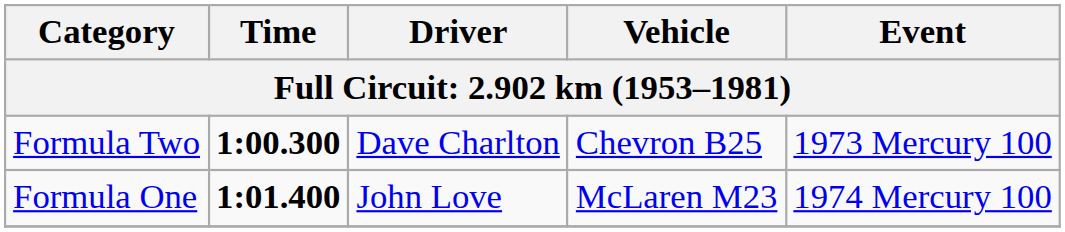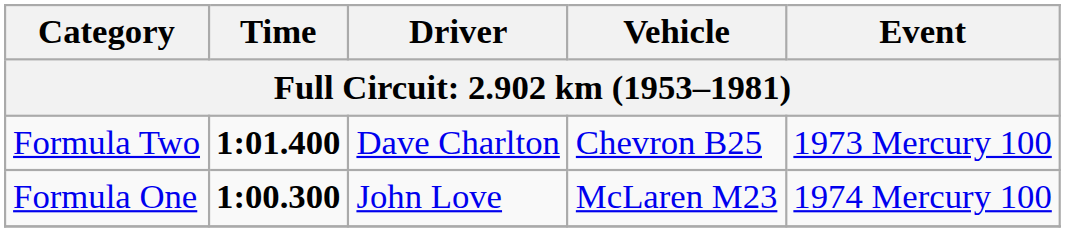(278, 142) 1:00.300 -> (278, 142) 1:01.400
(278, 197) 1:01.400 -> (278, 197) 1:00.300
